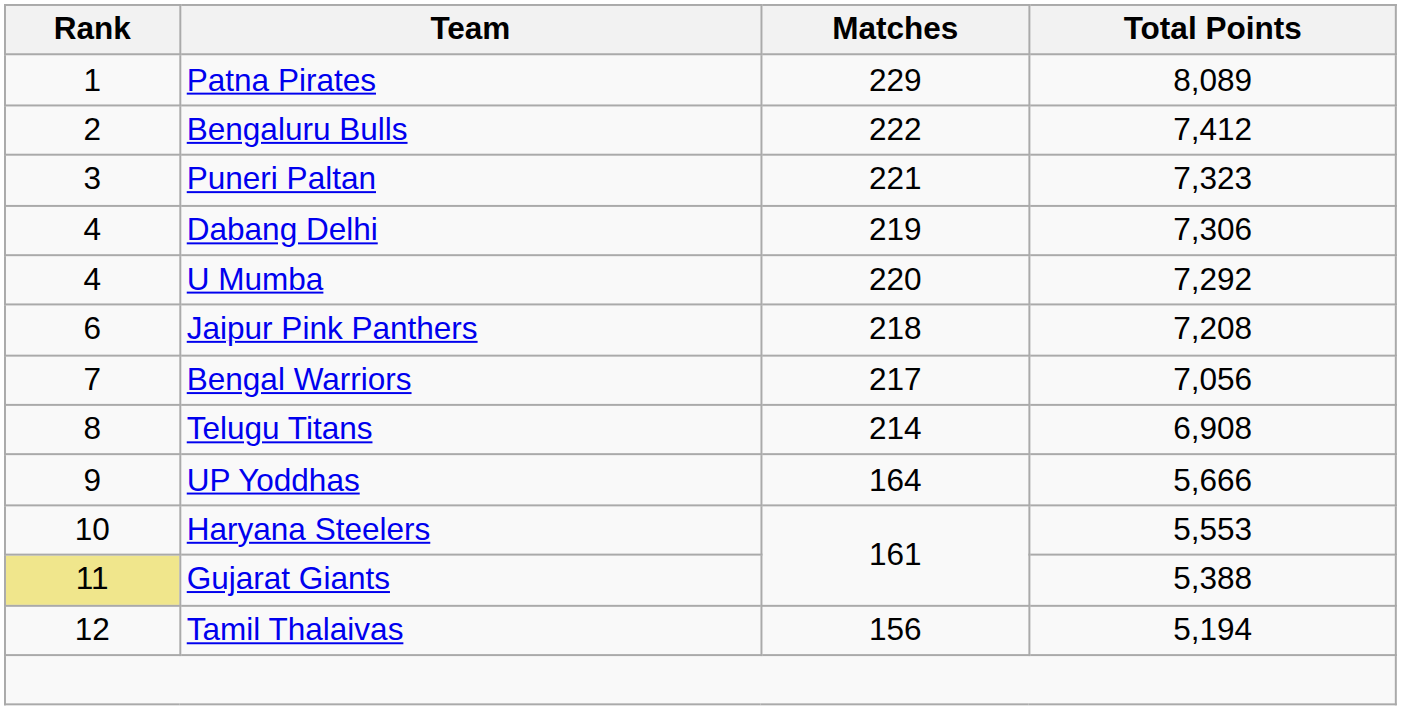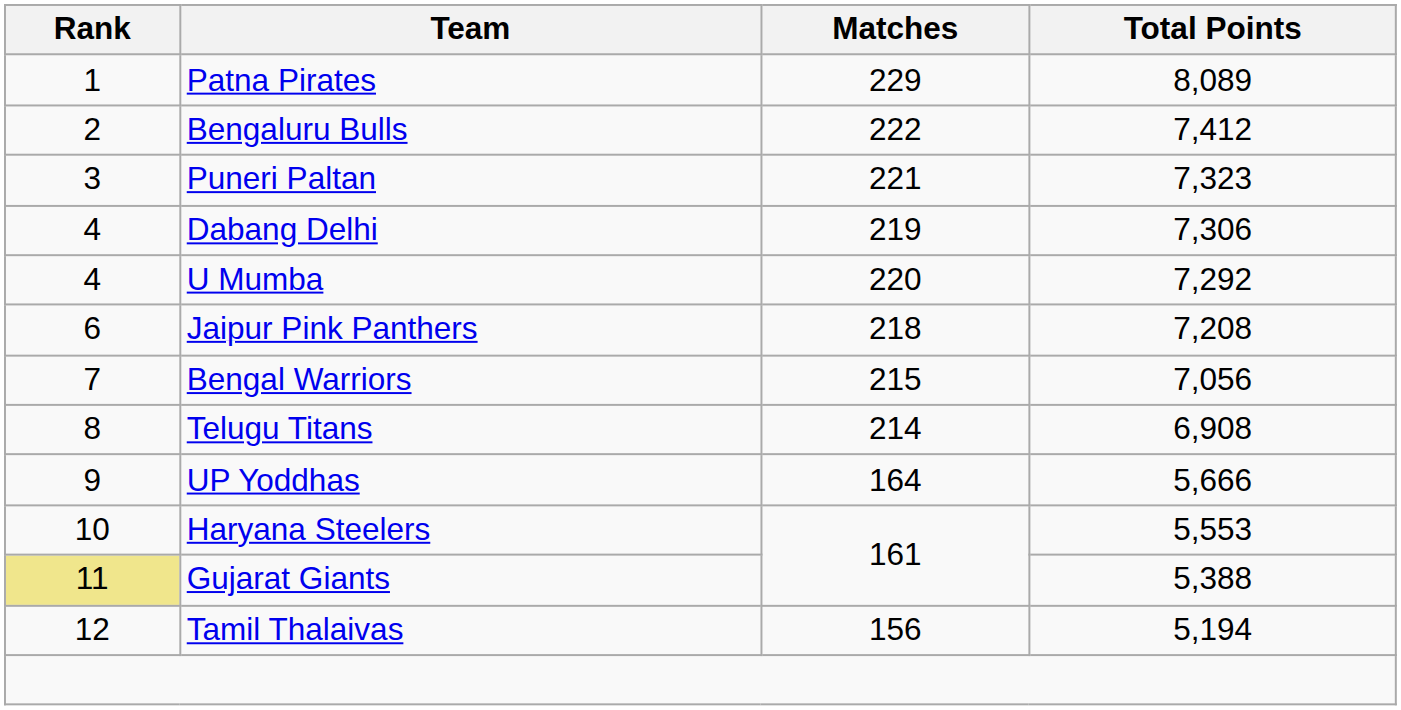(895, 379) 217 -> (895, 379) 215
